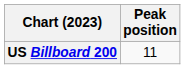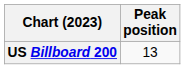(150, 52) 11 -> (150, 52) 13
